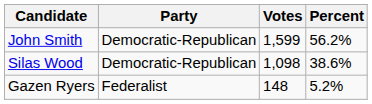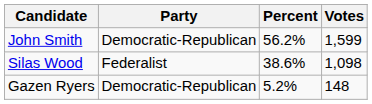columns swapped: (283, 16) <-> (337, 16)
(179, 63) Democratic-Republican -> (134, 63) Federalist
(134, 87) Federalist -> (179, 87) Democratic-Republican
